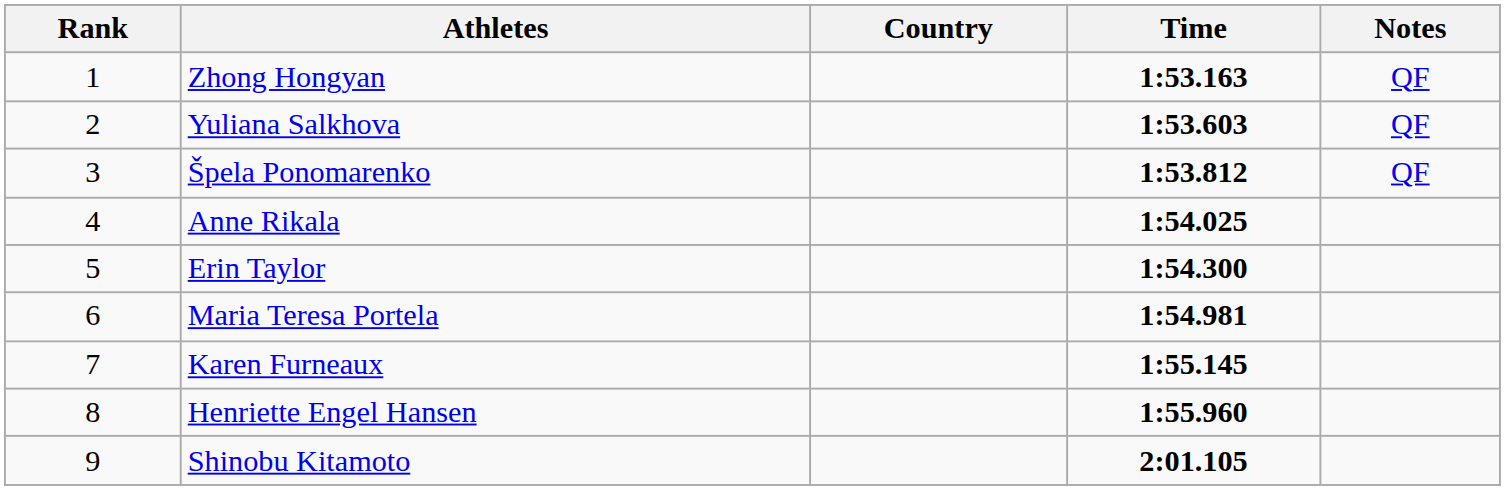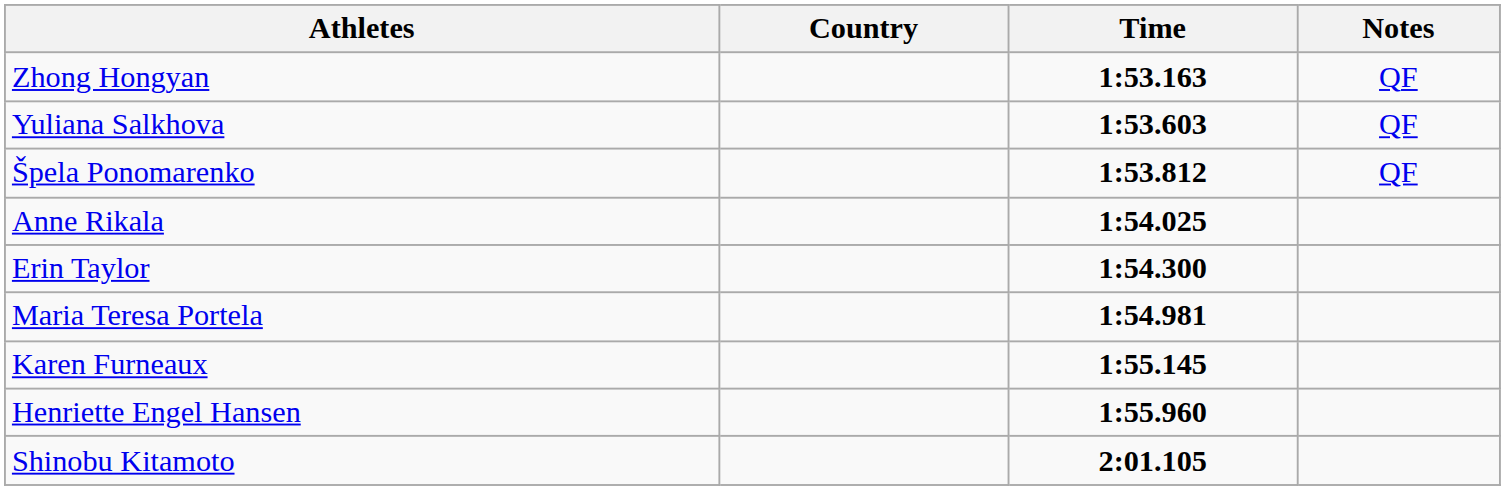- column: (93, 28)
